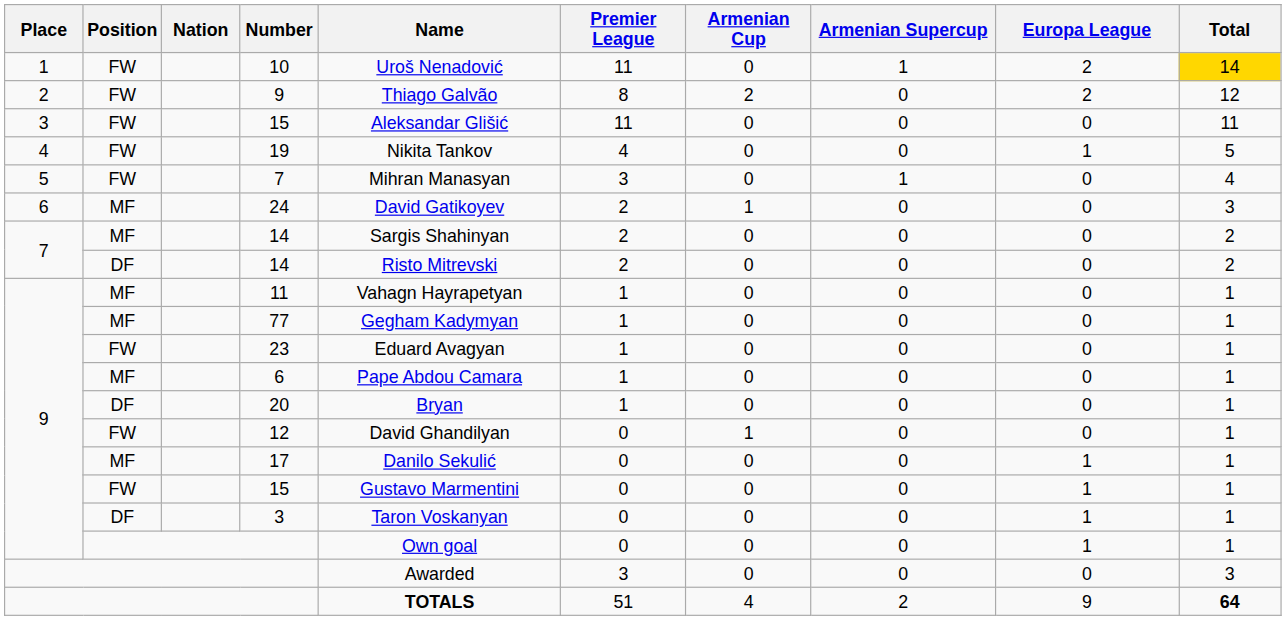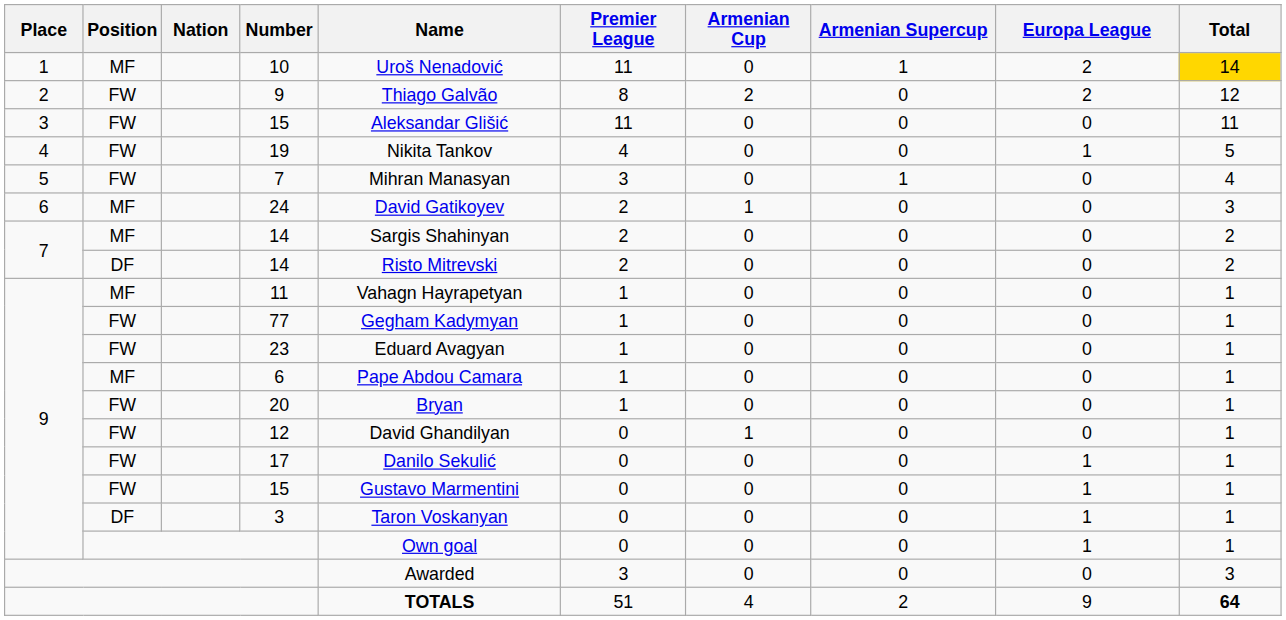(122, 67) FW -> (122, 67) MF
(122, 320) MF -> (122, 320) FW
(122, 405) DF -> (122, 405) FW
(122, 461) MF -> (122, 461) FW
